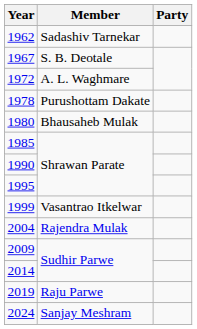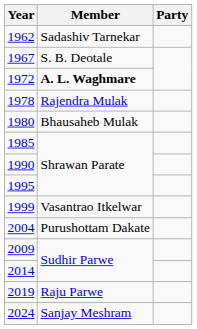(85, 79) normal -> (88, 79) bold
(95, 100) Purushottam Dakate -> (84, 100) Rajendra Mulak
(84, 228) Rajendra Mulak -> (95, 228) Purushottam Dakate
